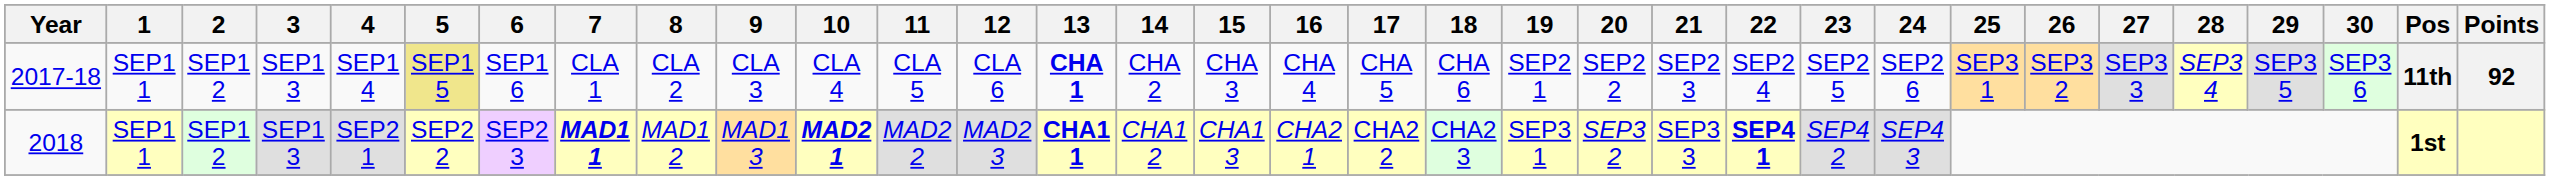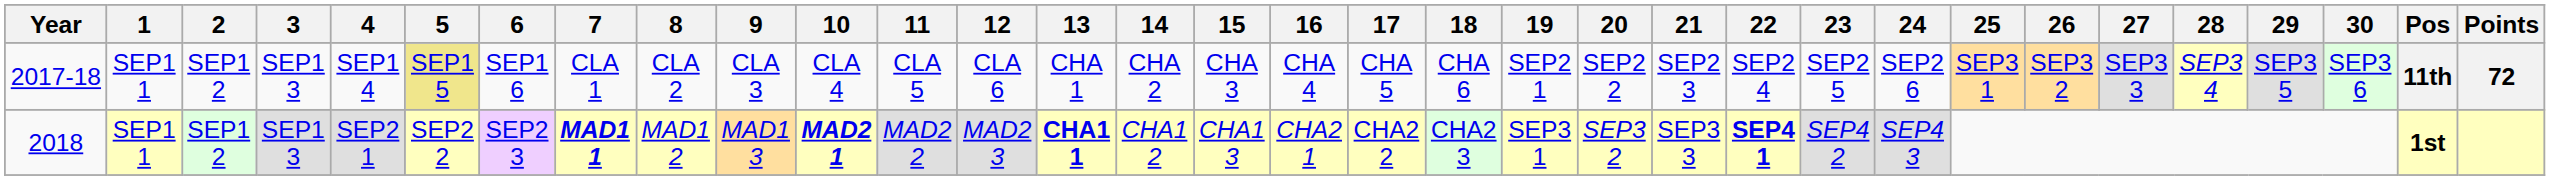(1077, 76) bold -> (1077, 76) normal
(2502, 76) 92 -> (2502, 76) 72
